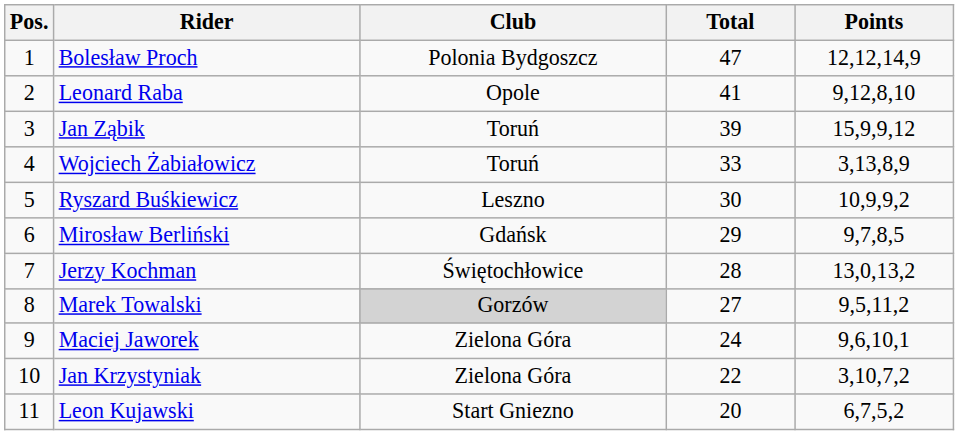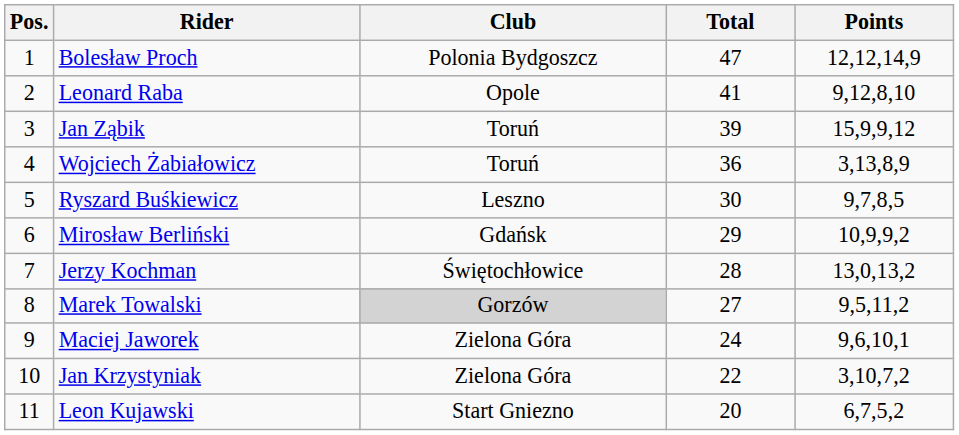(730, 163) 33 -> (730, 163) 36
(874, 199) 10,9,9,2 -> (874, 199) 9,7,8,5
(874, 234) 9,7,8,5 -> (874, 234) 10,9,9,2
